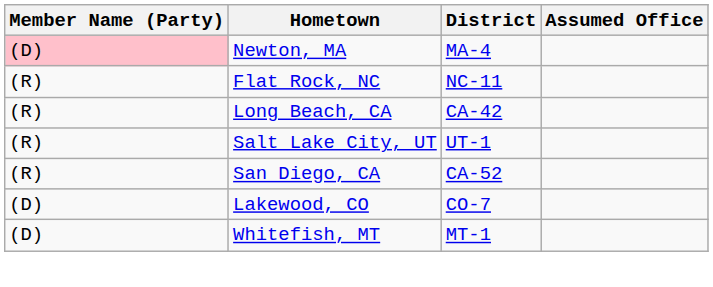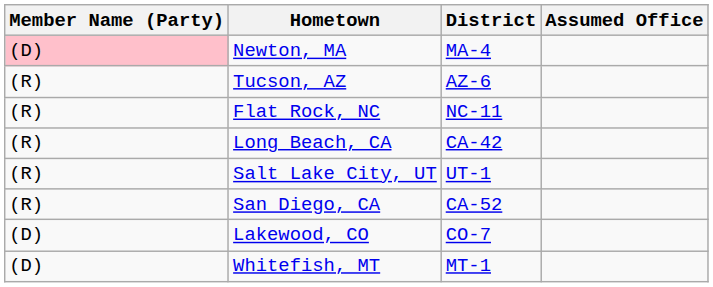+ row: (290, 82)
